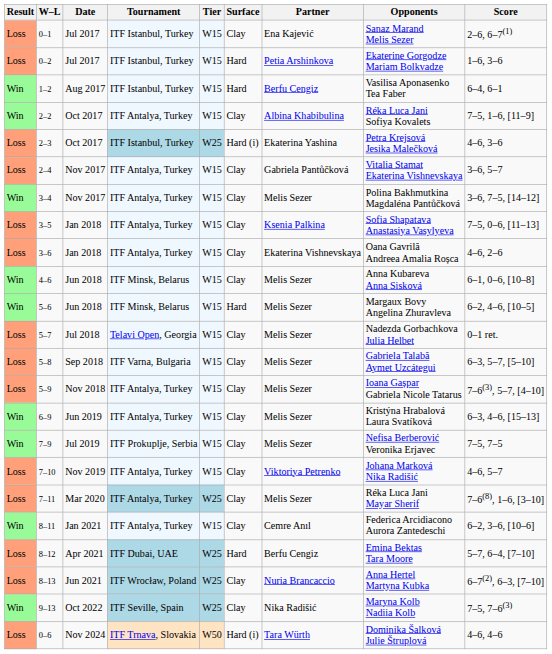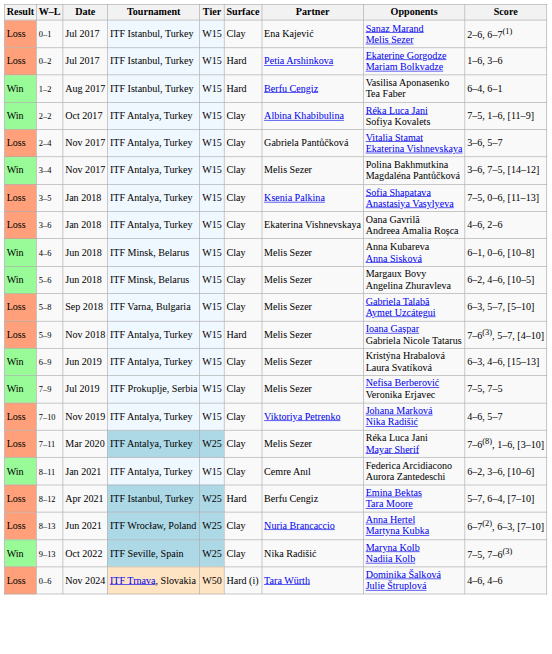- row: (45, 144)
(237, 307) Hard -> (236, 280) Clay
- row: (45, 335)
(236, 389) Clay -> (237, 334) Hard
(144, 553) ITF Dubai, UAE -> (152, 498) ITF Istanbul, Turkey
